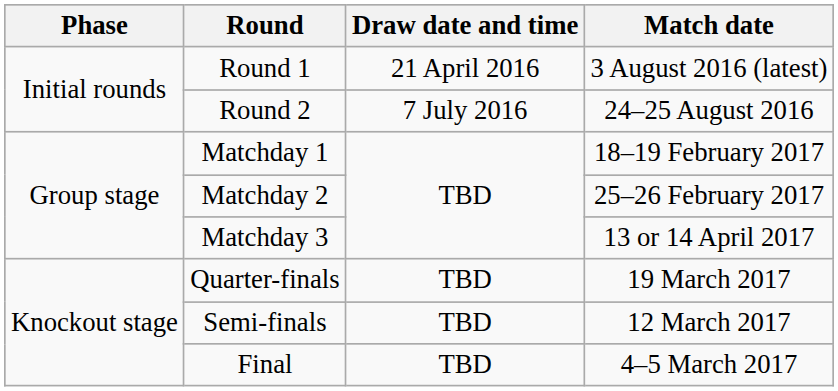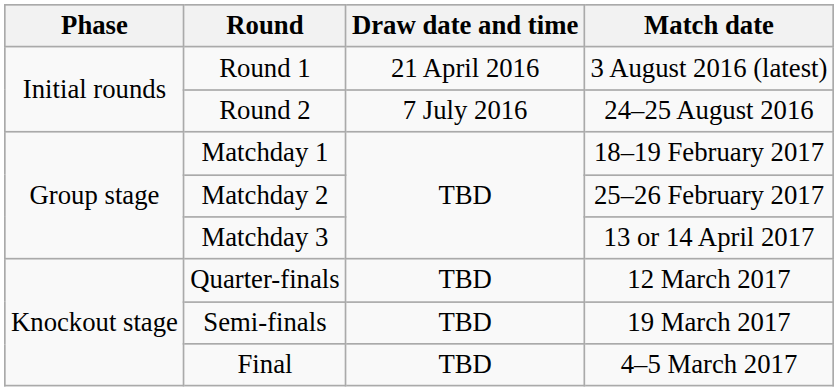(709, 279) 19 March 2017 -> (709, 279) 12 March 2017
(709, 322) 12 March 2017 -> (709, 322) 19 March 2017
